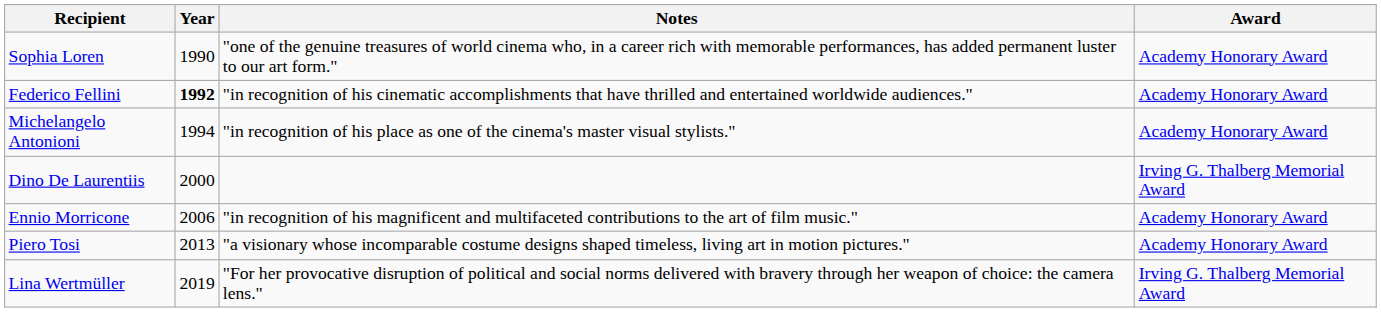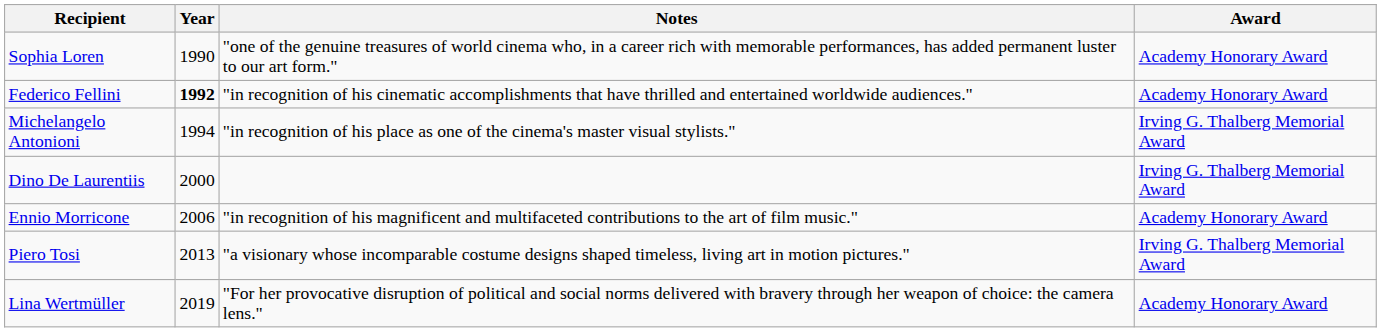(1233, 131) Academy Honorary Award -> (1241, 131) Irving G. Thalberg Memorial Award
(1233, 245) Academy Honorary Award -> (1241, 255) Irving G. Thalberg Memorial Award
(1241, 283) Irving G. Thalberg Memorial Award -> (1233, 302) Academy Honorary Award
